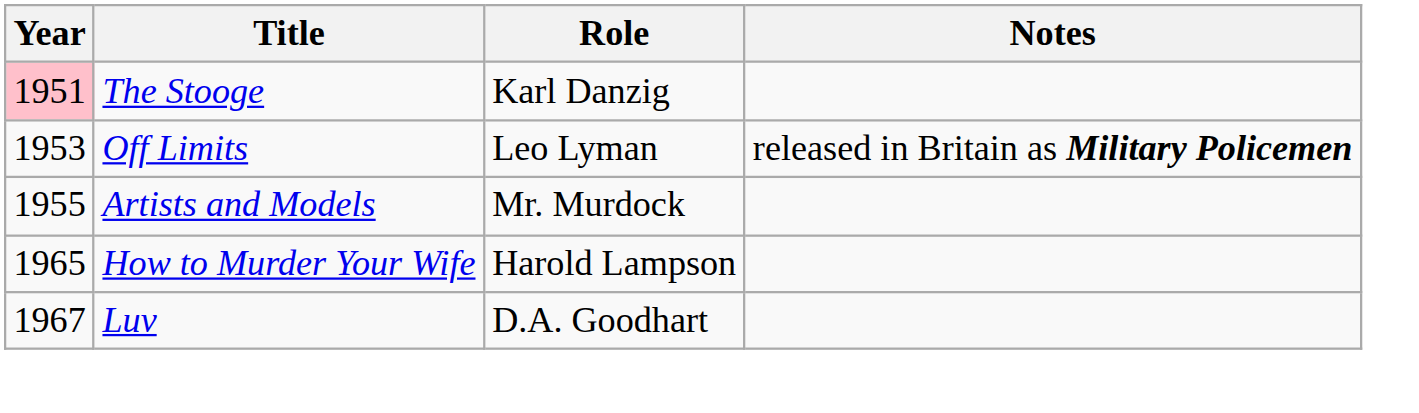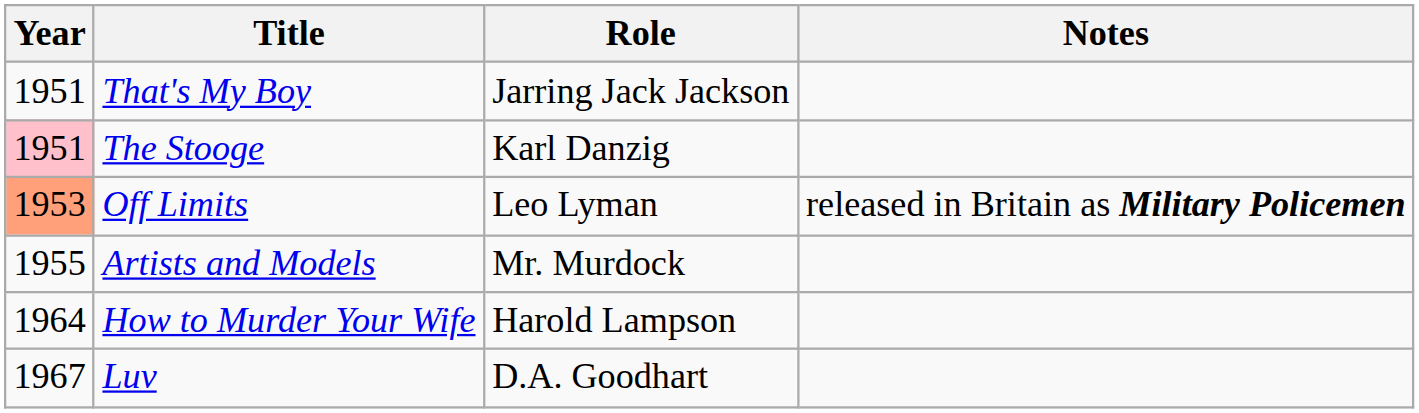+ row: (207, 90)
(50, 147) no background -> (50, 205) lightsalmon background
(50, 262) 1965 -> (50, 319) 1964
